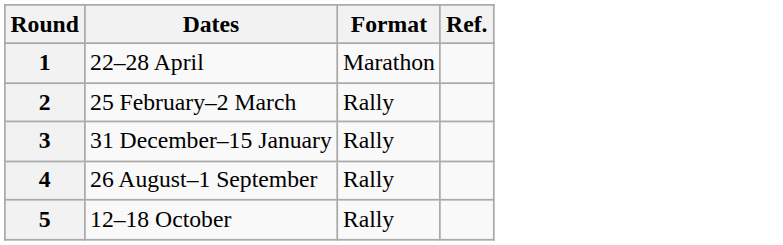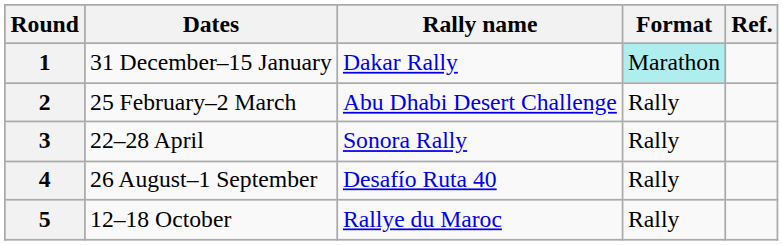+ column: (480, 23)
(147, 62) 22–28 April -> (211, 62) 31 December–15 January
(389, 62) no background -> (674, 62) paleturquoise background
(211, 140) 31 December–15 January -> (147, 140) 22–28 April
